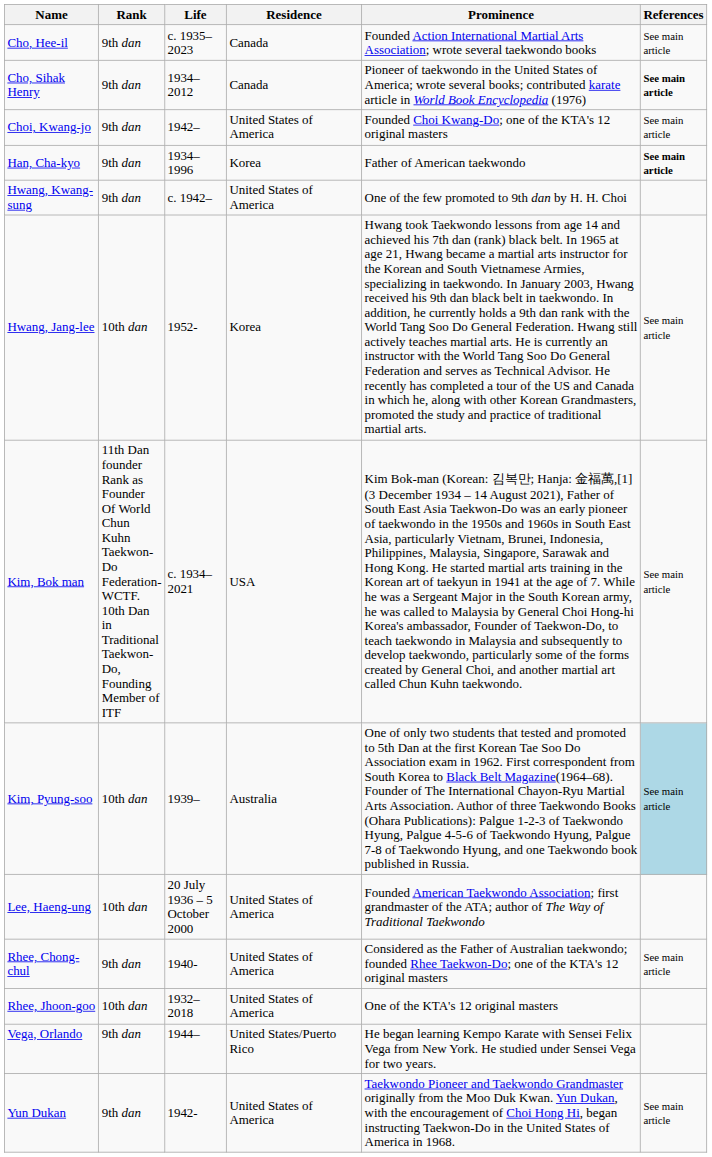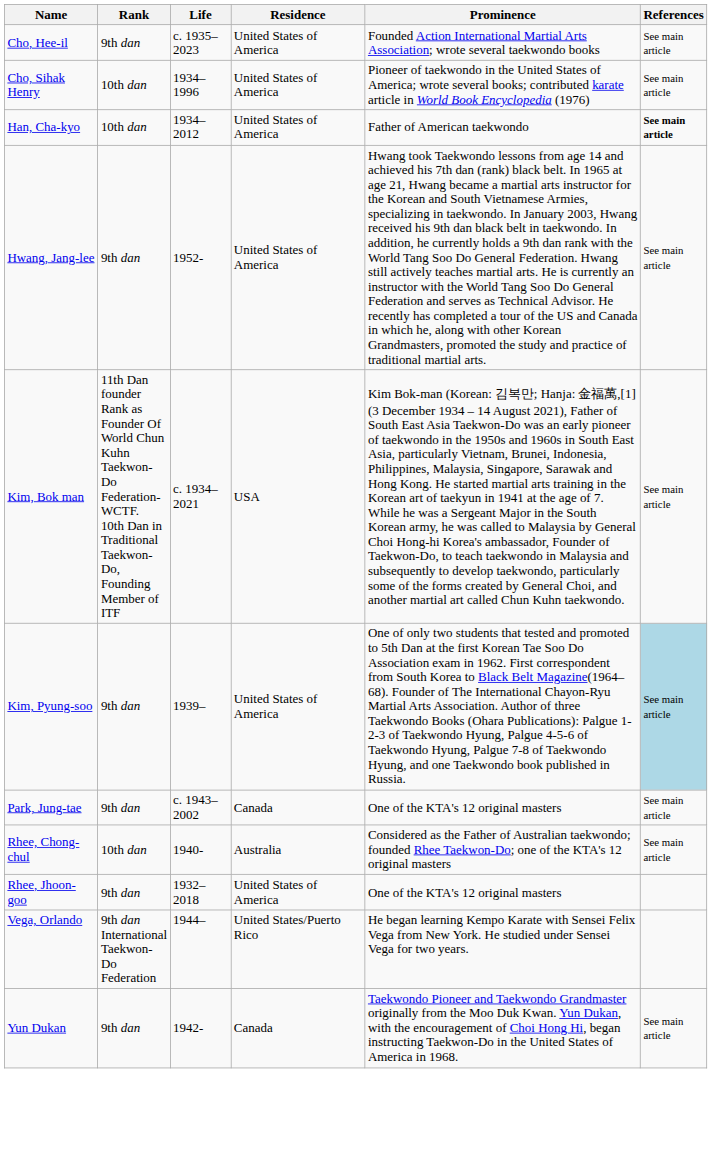(249, 42) Canada -> (276, 42) United States of America
(121, 85) 9th dan -> (124, 85) 10th dan
(184, 85) 1934–2012 -> (189, 85) 1934–1996
(249, 85) Canada -> (276, 85) United States of America
(664, 85) bold -> (663, 85) normal
- row: (49, 127)
(121, 162) 9th dan -> (124, 127) 10th dan
(184, 162) 1934–1996 -> (189, 127) 1934–2012
(245, 162) Korea -> (276, 127) United States of America
- row: (50, 197)
(125, 327) 10th dan -> (121, 257) 9th dan
(245, 327) Korea -> (276, 257) United States of America
(125, 798) 10th dan -> (121, 706) 9th dan
(253, 798) Australia -> (276, 706) United States of America
- row: (49, 906)
+ row: (44, 807)
(121, 963) 9th dan -> (124, 849) 10th dan
(271, 963) United States of America -> (258, 849) Australia
(125, 1006) 10th dan -> (121, 892) 9th dan
(121, 1034) 9th dan -> (134, 949) 9th dan International Taekwon-Do Federation
(271, 1113) United States of America -> (253, 1028) Canada
